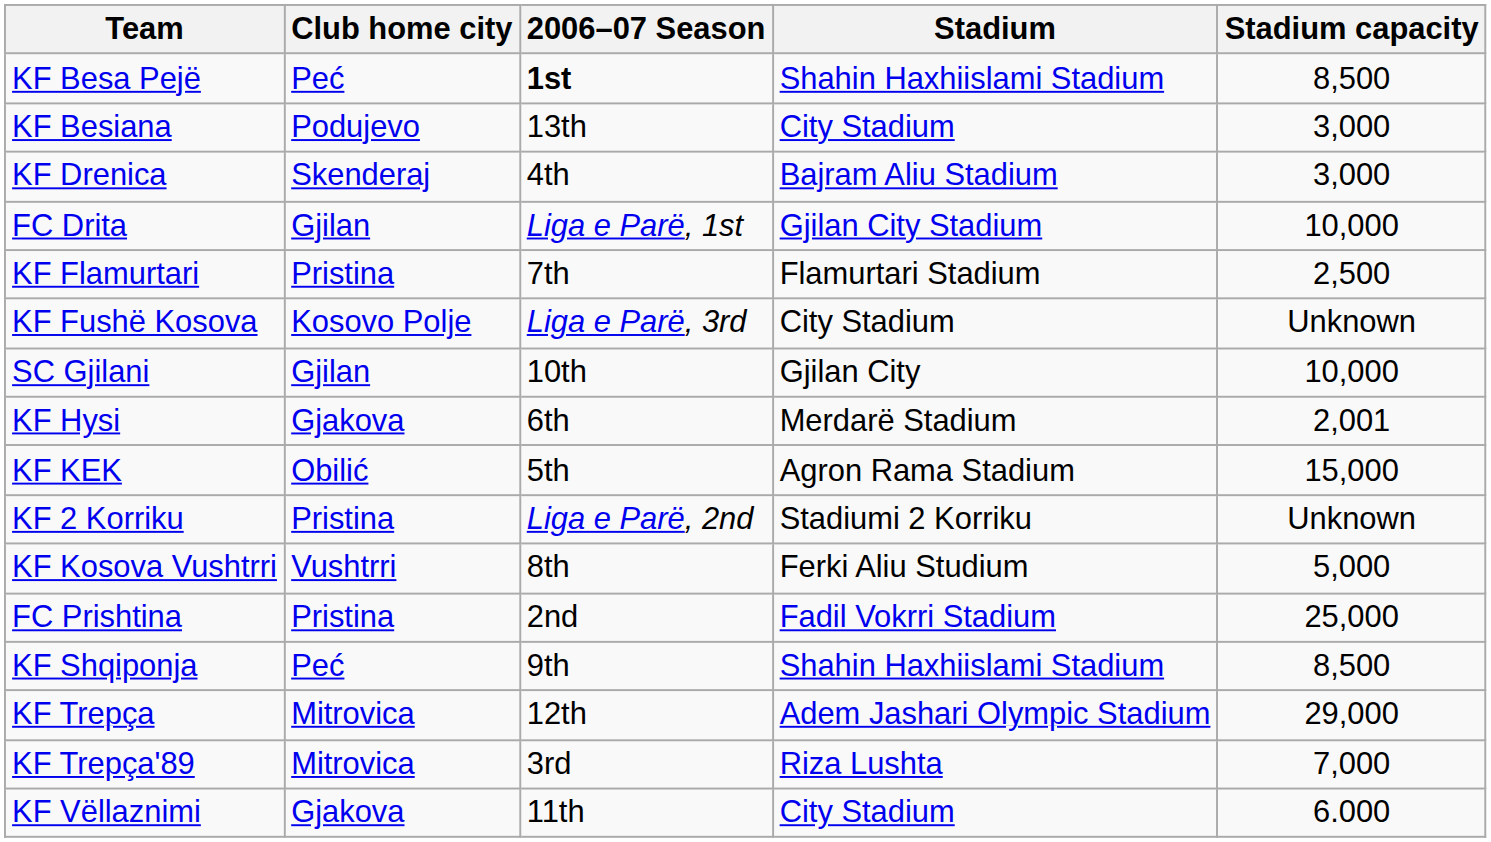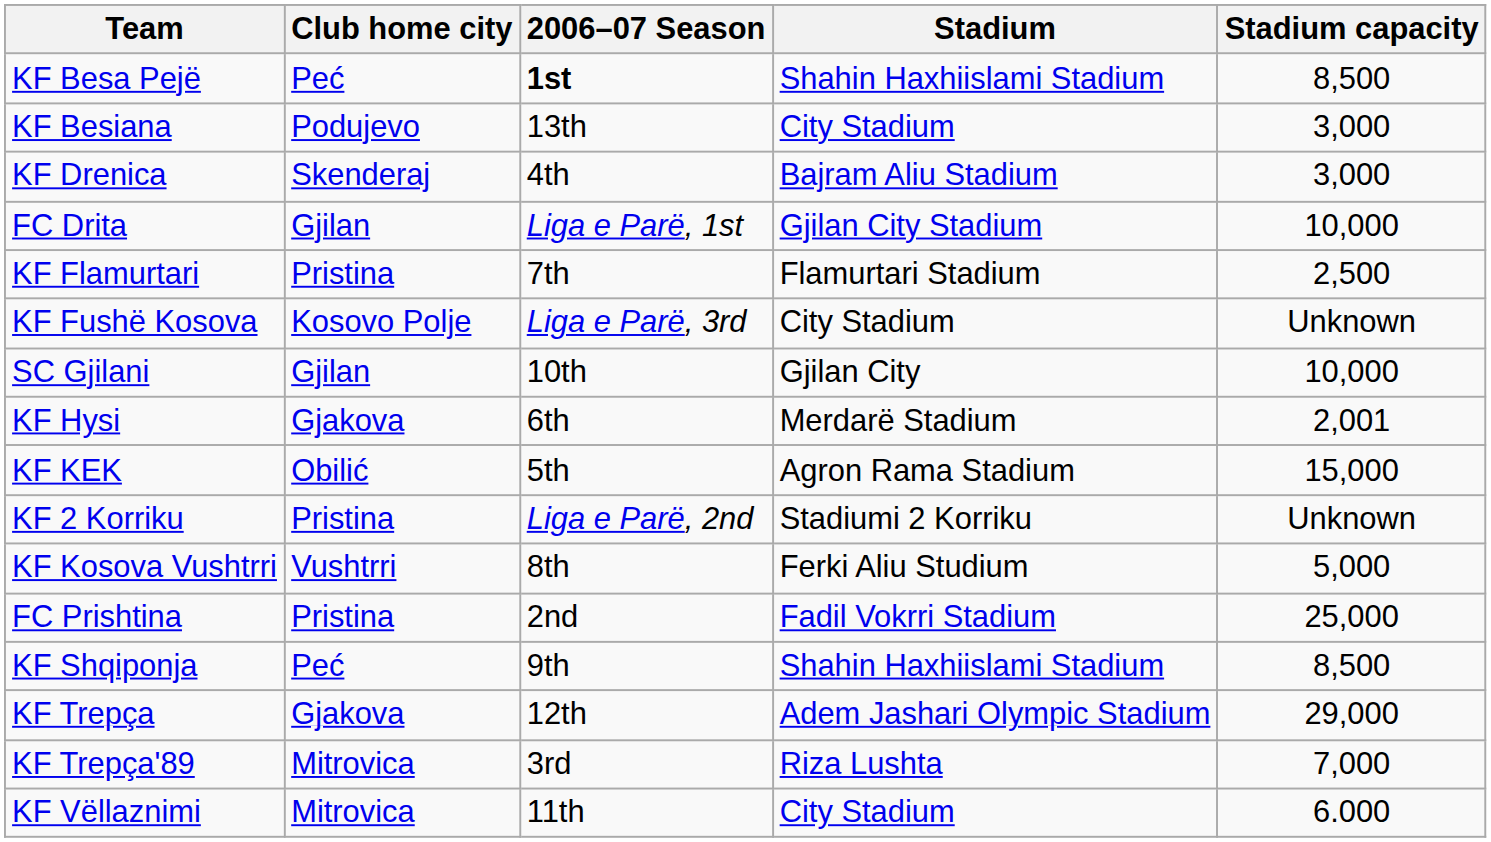(353, 714) Mitrovica -> (348, 714) Gjakova
(348, 812) Gjakova -> (353, 812) Mitrovica
